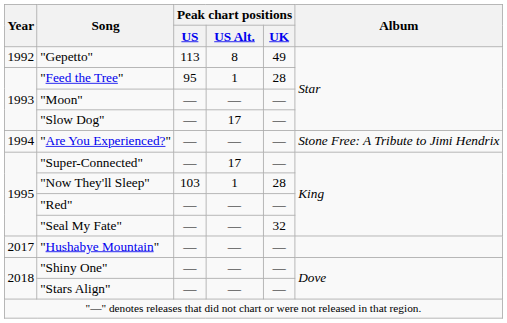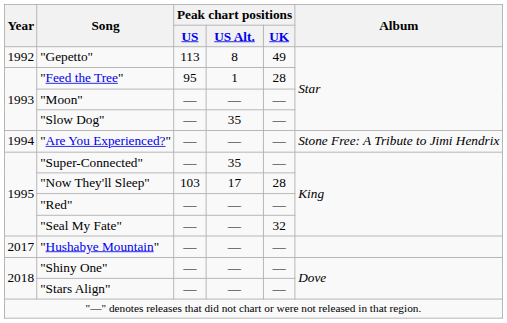(235, 120) 17 -> (235, 120) 35
(235, 162) 17 -> (235, 162) 35
(235, 183) 1 -> (235, 183) 17
